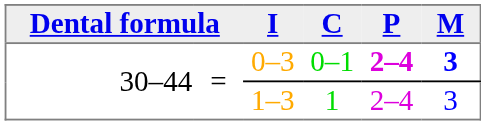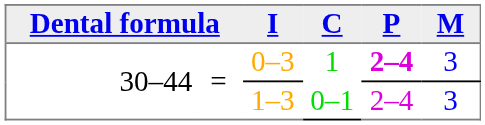(332, 61) 0–1 -> (332, 62) 1
(450, 61) bold -> (450, 61) normal
(332, 100) 1 -> (332, 99) 0–1
